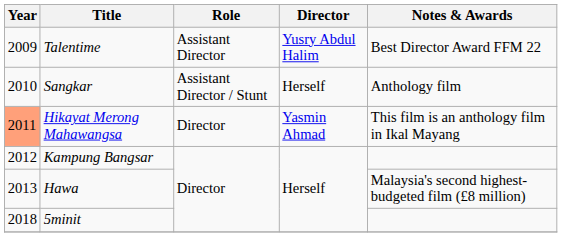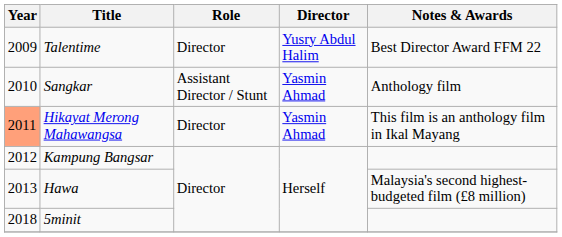(203, 47) Assistant Director -> (201, 47) Director
(304, 86) Herself -> (304, 86) Yasmin Ahmad
